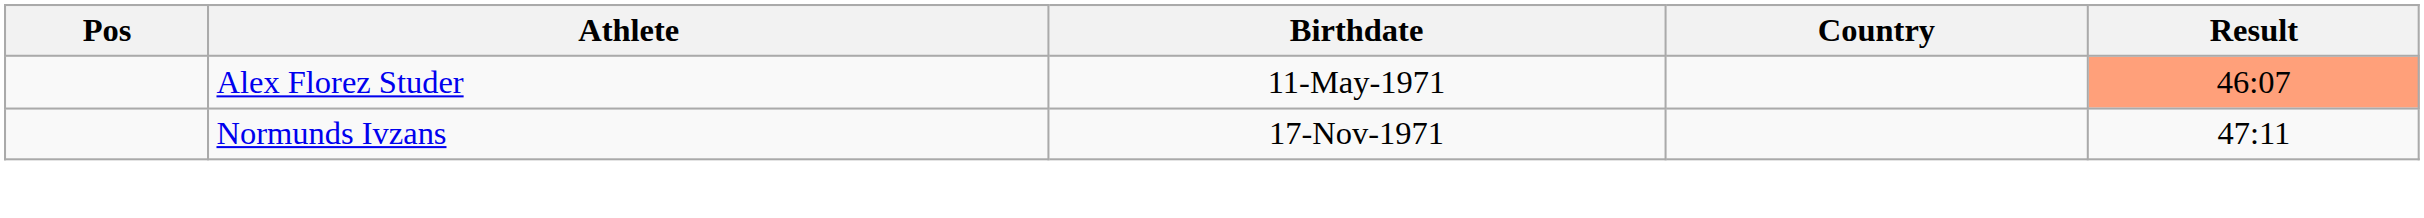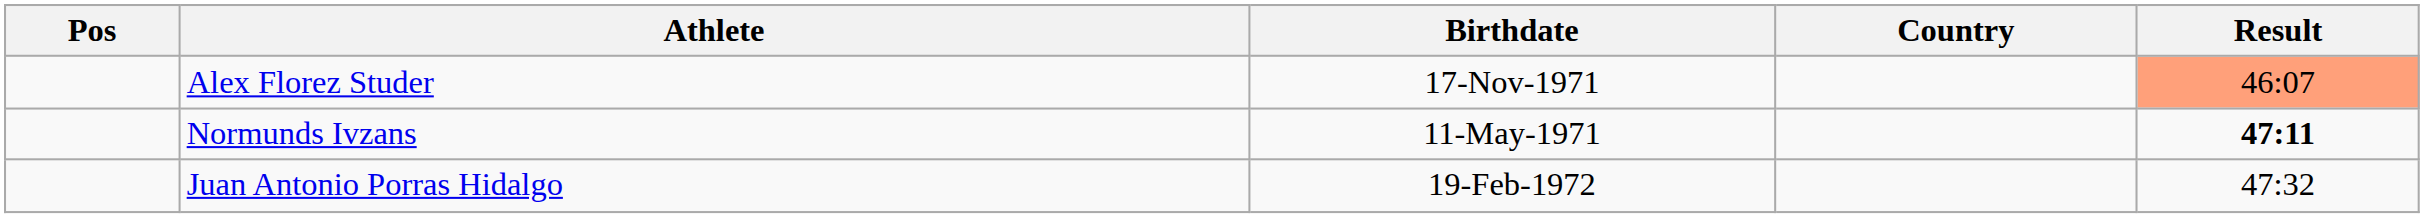(1357, 81) 11-May-1971 -> (1512, 81) 17-Nov-1971
(1357, 133) 17-Nov-1971 -> (1512, 133) 11-May-1971
(2254, 133) normal -> (2278, 133) bold
+ row: (375, 184)
